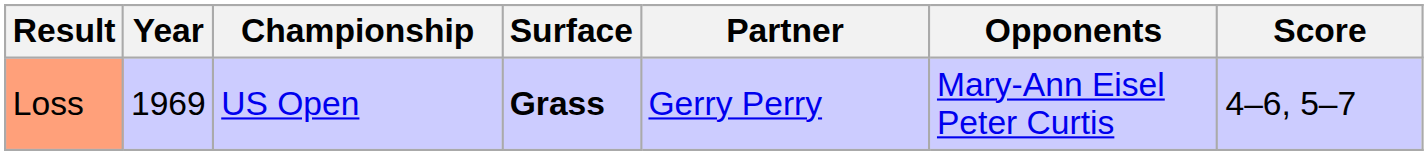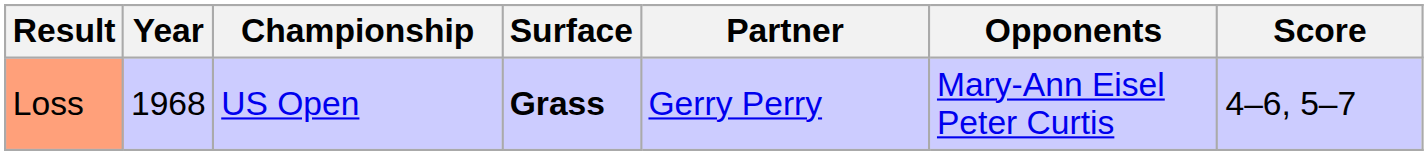(168, 103) 1969 -> (168, 103) 1968
